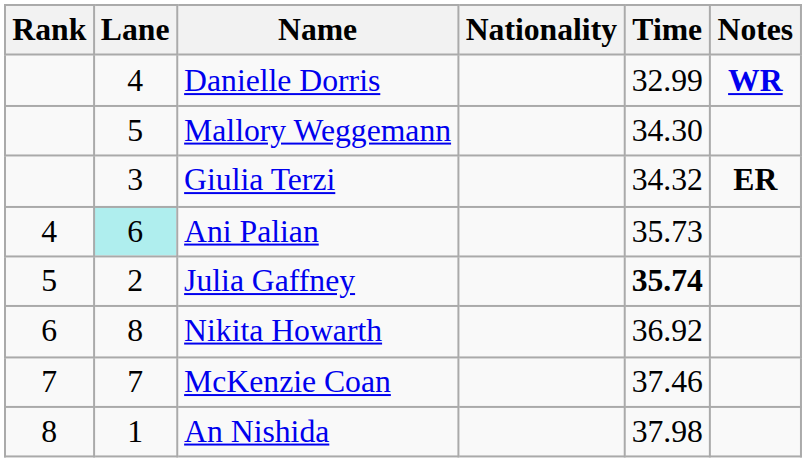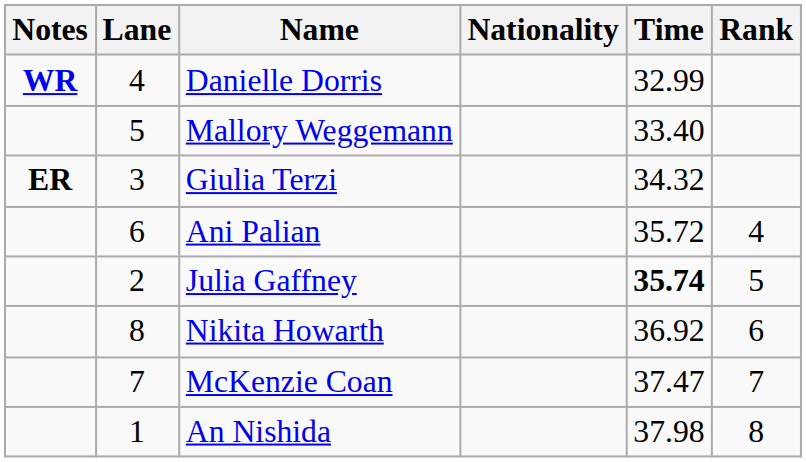columns swapped: (49, 29) <-> (755, 29)
(667, 130) 34.30 -> (669, 130) 33.40
(135, 230) paleturquoise background -> (137, 230) no background
(667, 230) 35.73 -> (669, 230) 35.72
(667, 381) 37.46 -> (669, 381) 37.47
